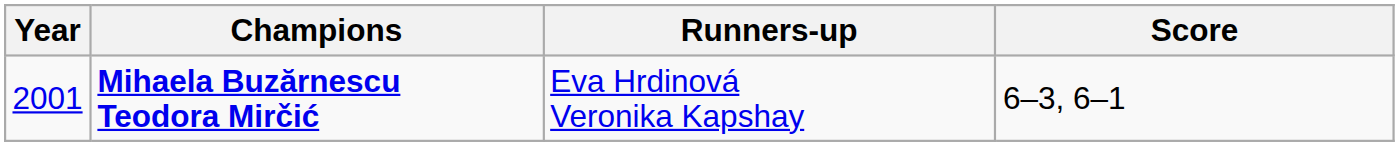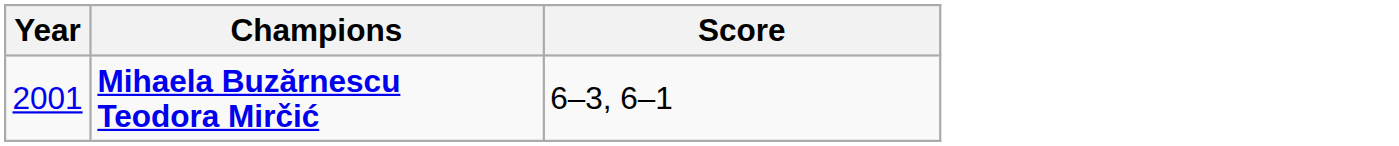- column: (769, 30)
